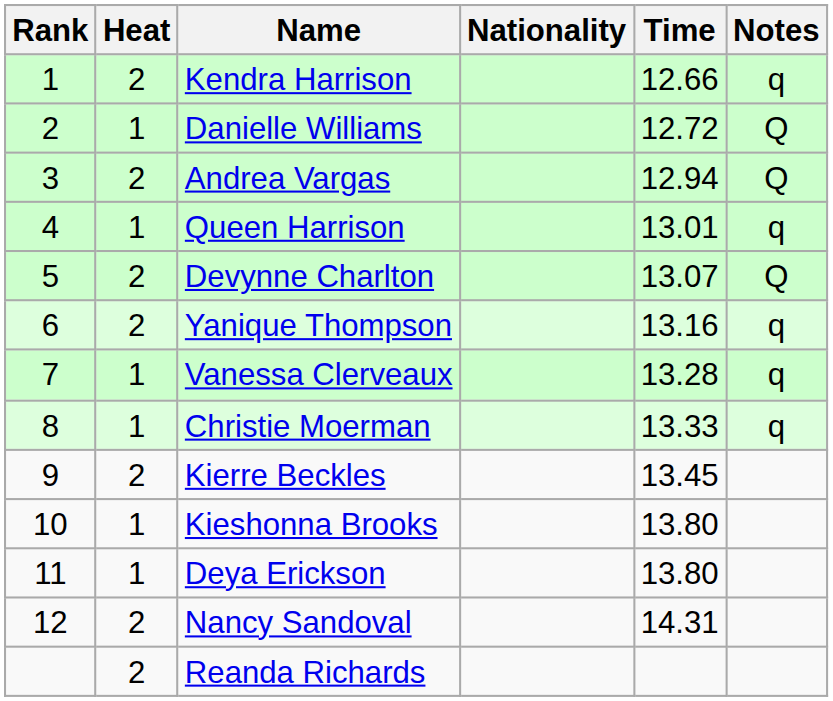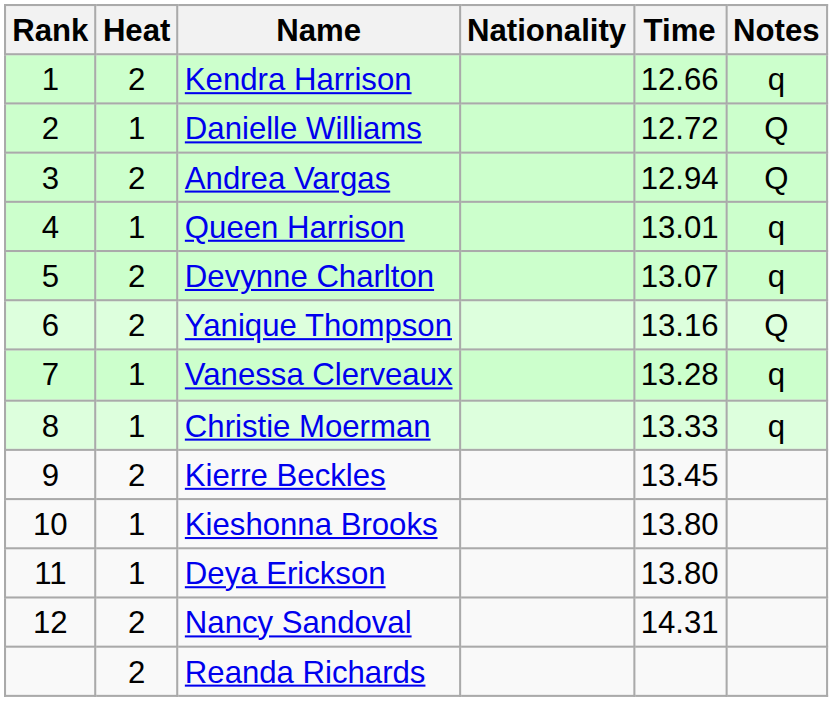(776, 277) Q -> (776, 277) q
(776, 326) q -> (776, 326) Q
